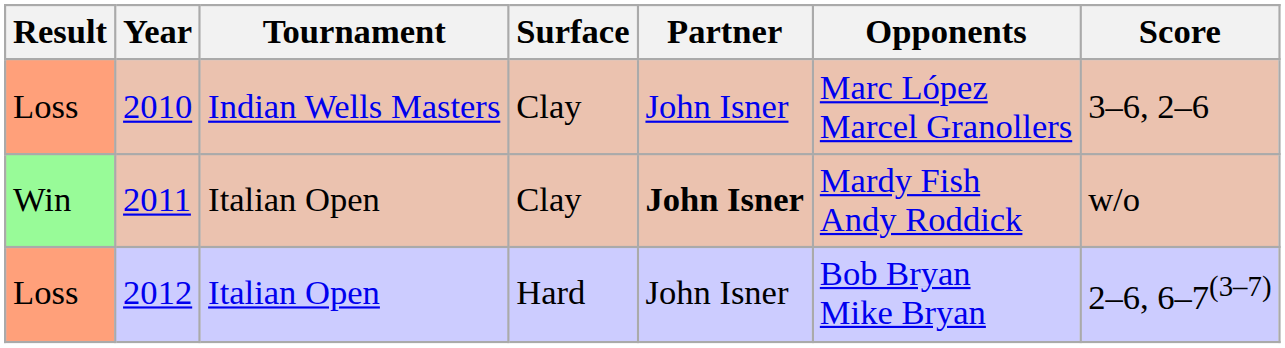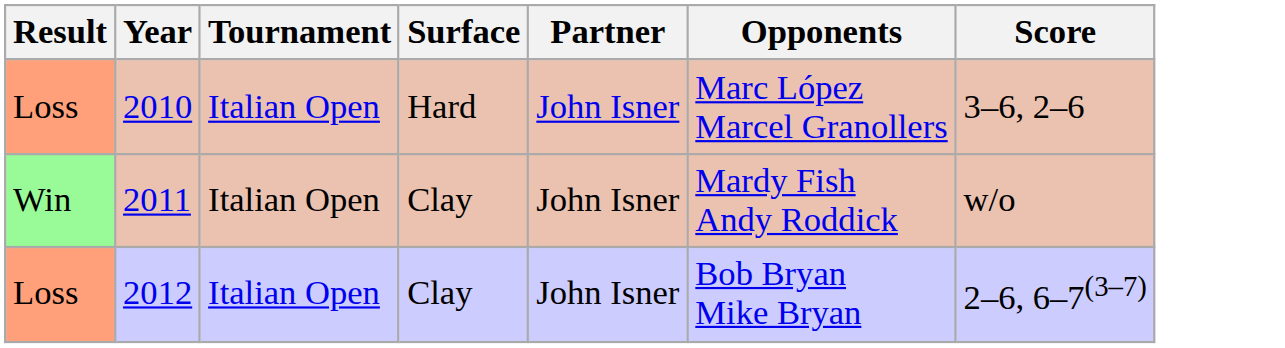(354, 106) Indian Wells Masters -> (294, 106) Italian Open
(549, 106) Clay -> (442, 106) Hard
(725, 199) bold -> (608, 199) normal
(551, 293) Hard -> (440, 293) Clay
